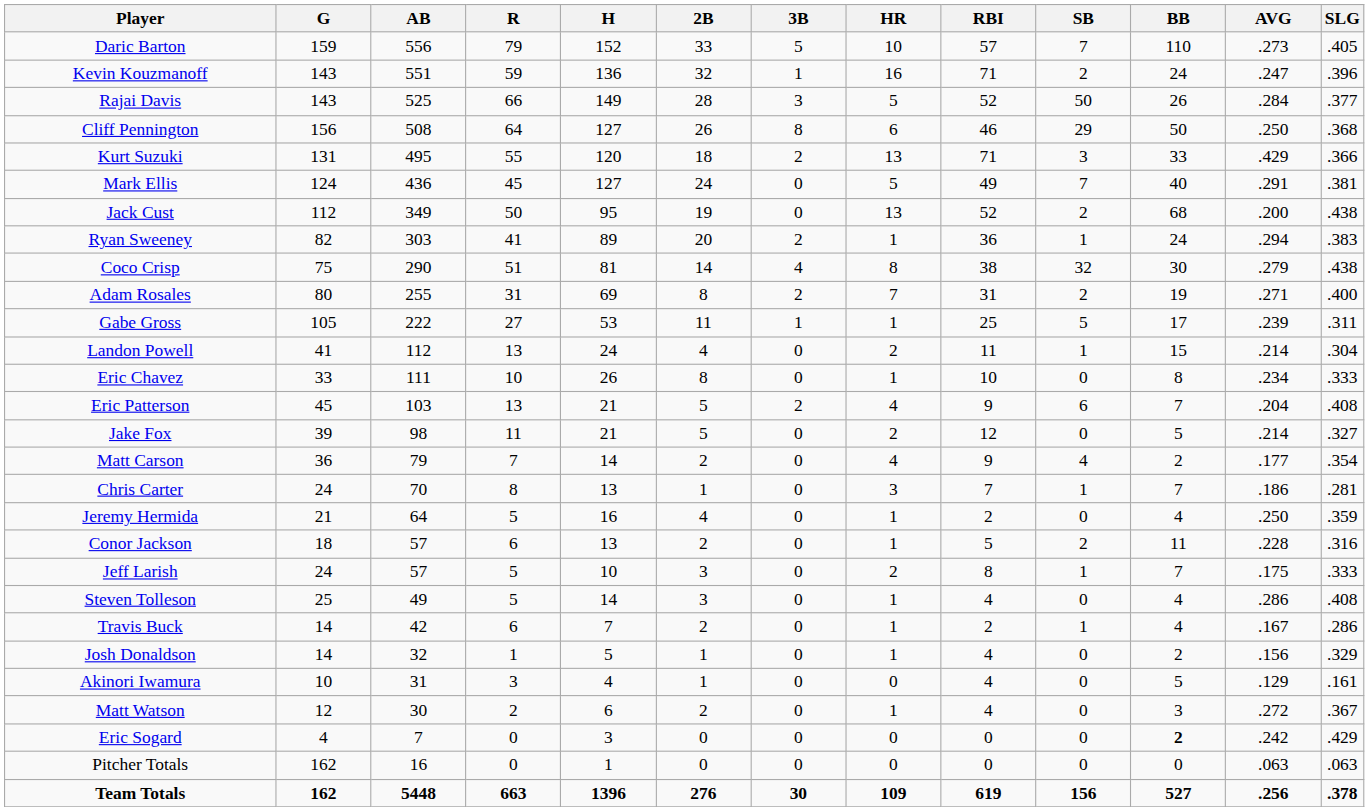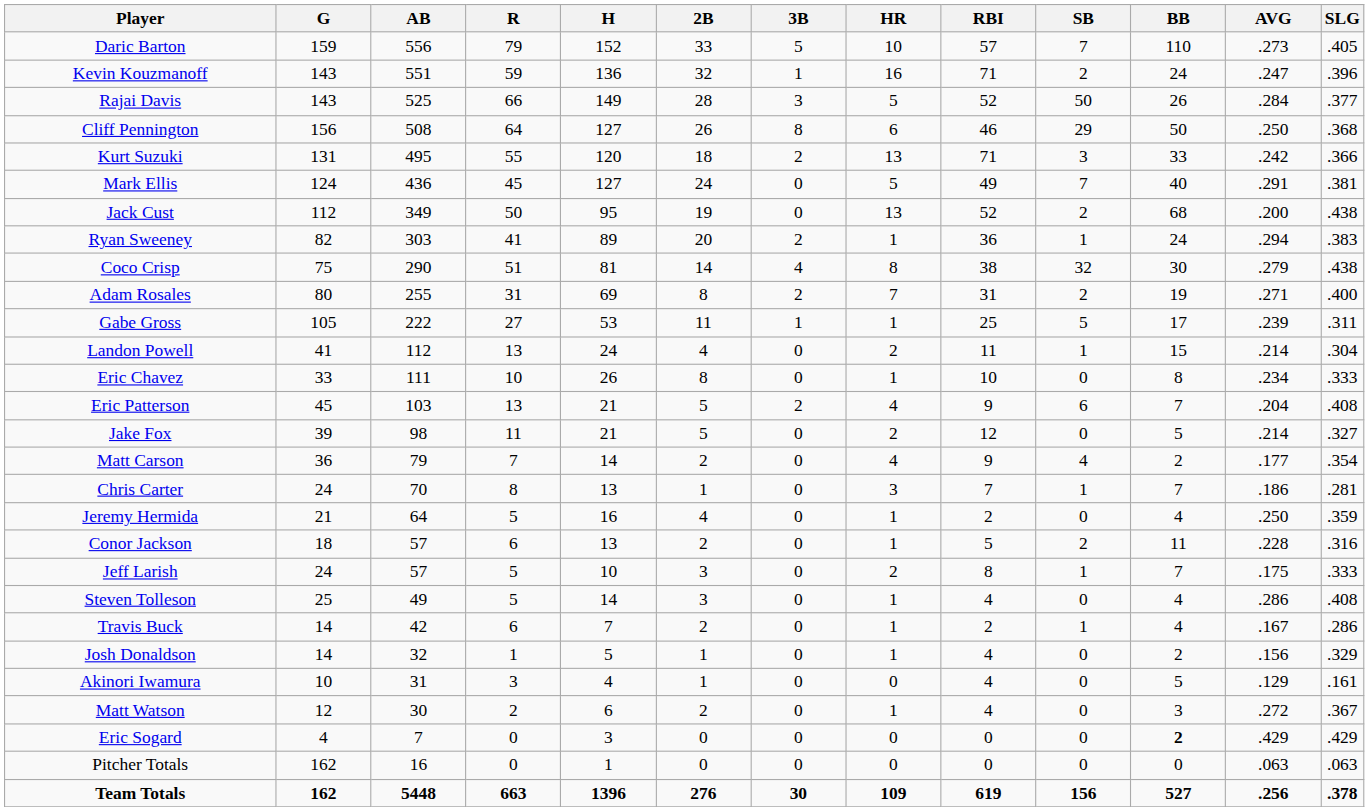(1273, 156) .429 -> (1273, 156) .242
(1273, 737) .242 -> (1273, 737) .429
